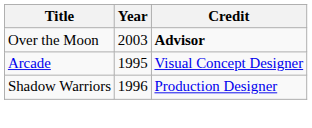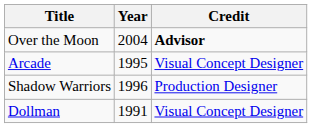(133, 39) 2003 -> (133, 39) 2004
+ row: (34, 110)
